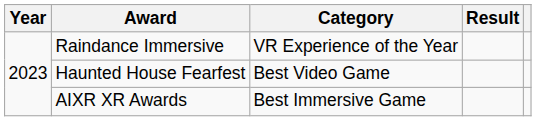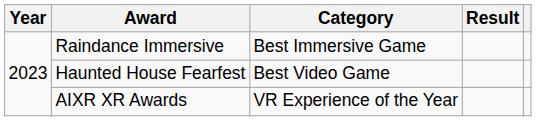(356, 45) VR Experience of the Year -> (340, 45) Best Immersive Game
(340, 101) Best Immersive Game -> (356, 101) VR Experience of the Year
